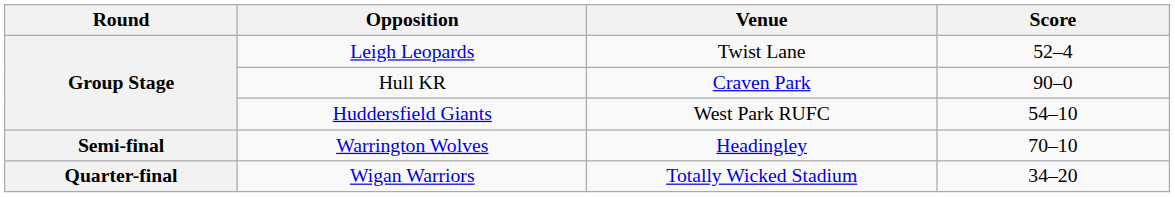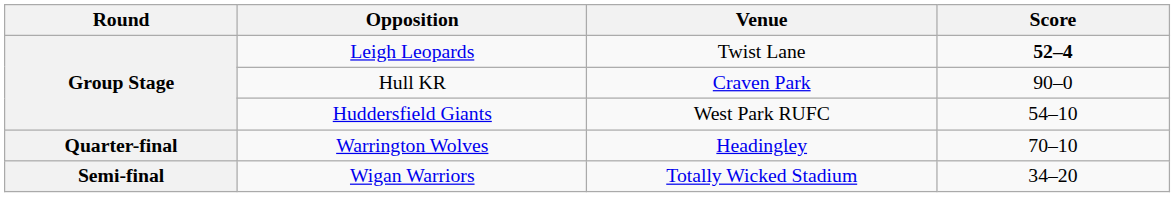(1053, 51) normal -> (1053, 51) bold
(121, 144) Semi-final -> (121, 144) Quarter-final
(121, 176) Quarter-final -> (121, 176) Semi-final
